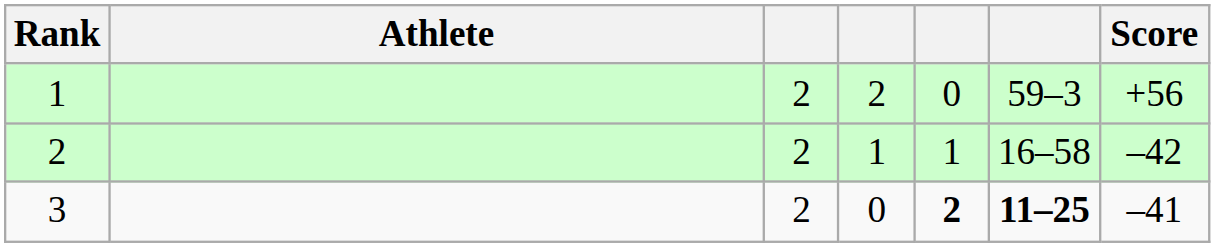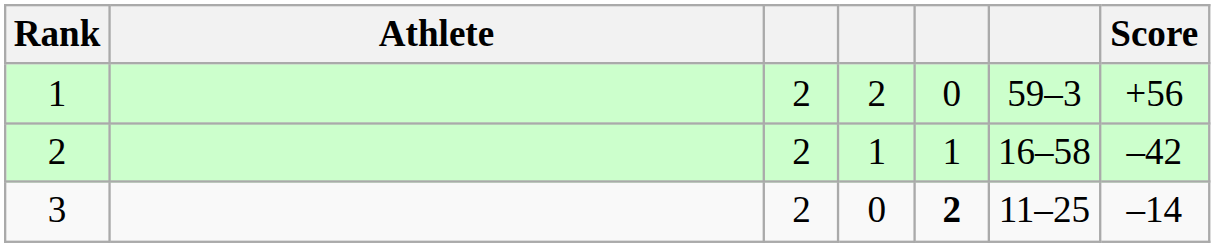(1044, 210) bold -> (1044, 210) normal
(1154, 210) –41 -> (1154, 210) –14
